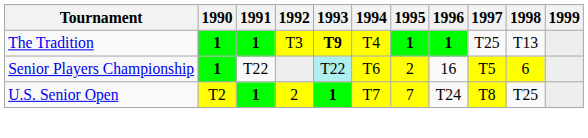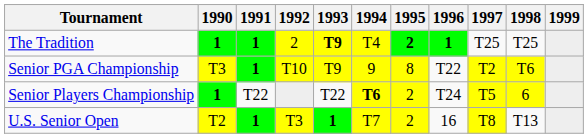(294, 43) T3 -> (294, 43) 2
(410, 43) 1 -> (410, 43) 2
(526, 43) T13 -> (526, 43) T25
+ row: (93, 69)
(333, 69) paleturquoise background -> (333, 95) no background
(371, 69) normal -> (371, 95) bold
(448, 69) 16 -> (448, 95) T24
(294, 95) 2 -> (294, 120) T3
(410, 95) 7 -> (410, 120) 2
(448, 95) T24 -> (448, 120) 16
(526, 95) T25 -> (526, 120) T13
